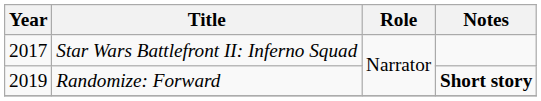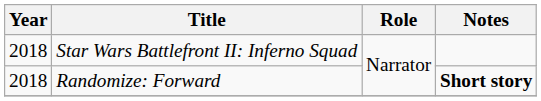(28, 50) 2017 -> (28, 50) 2018
(28, 80) 2019 -> (28, 80) 2018
